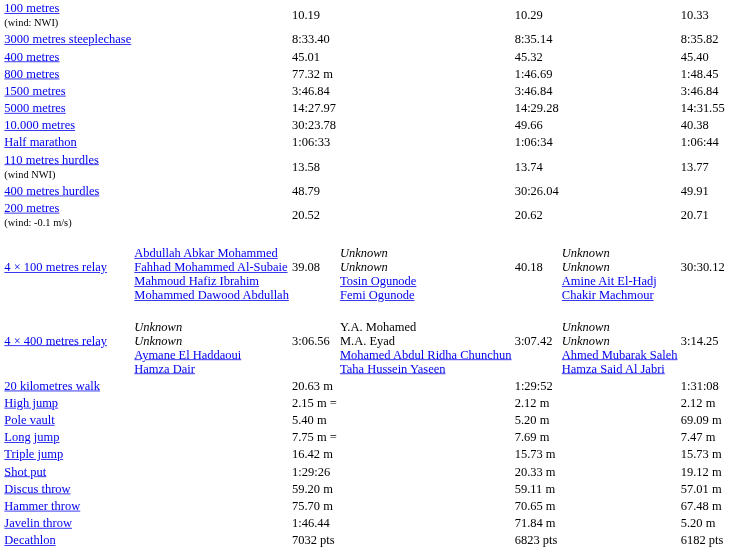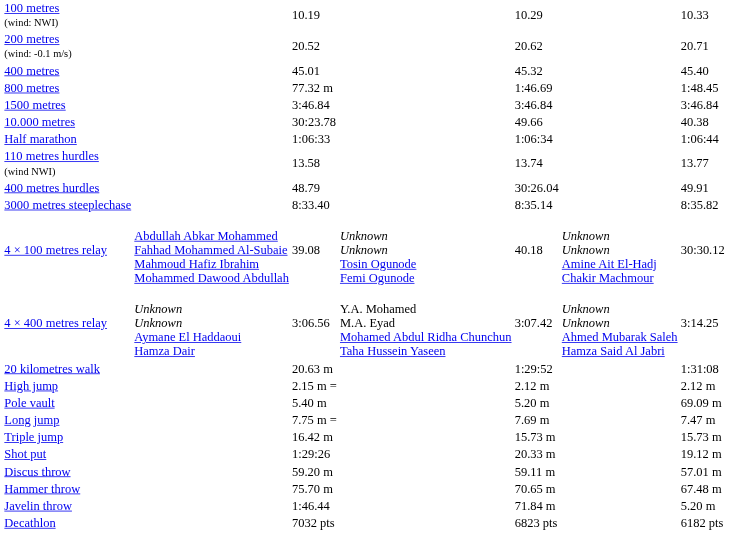rows swapped: (38, 215) <-> (68, 39)
- row: (35, 108)
